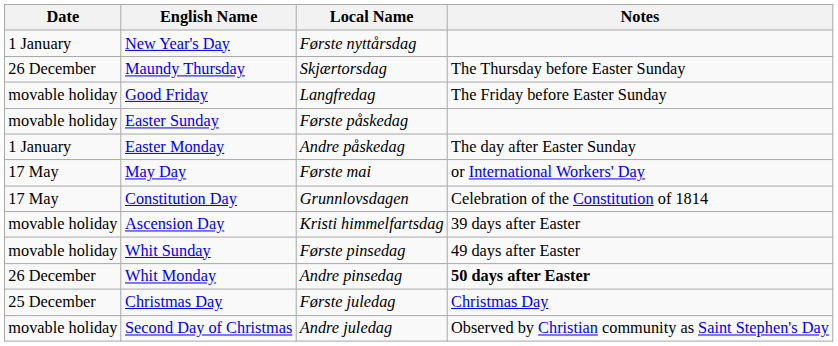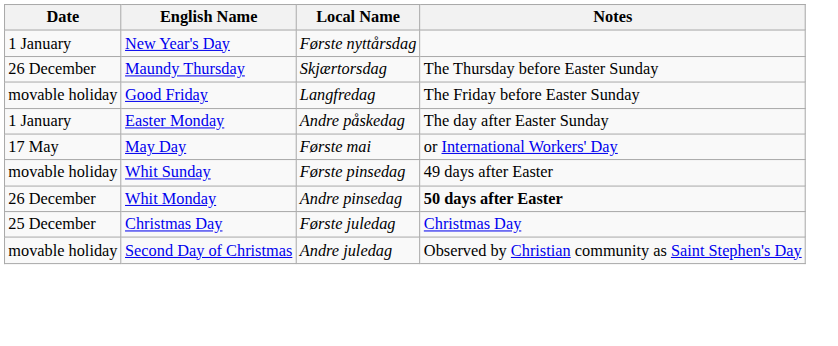- row: (172, 120)
- row: (181, 198)
- row: (175, 224)
